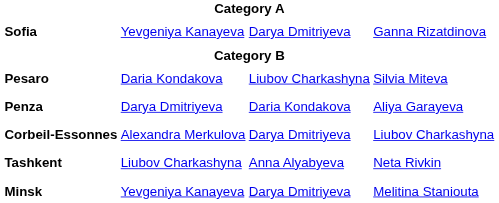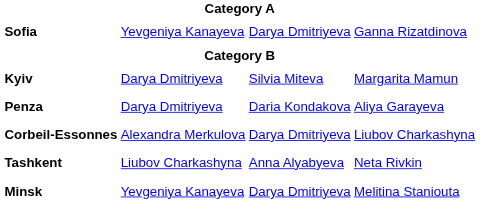+ row: (19, 78)
- row: (27, 78)
